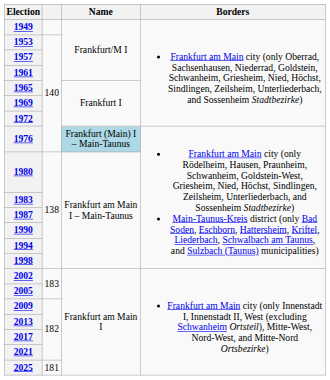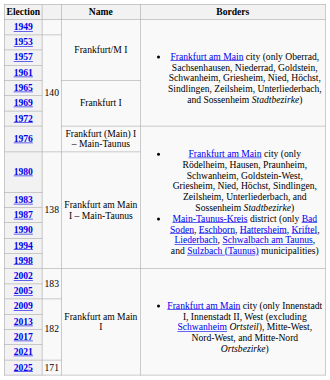(101, 139) lightblue background -> (101, 139) no background
(52, 367) 181 -> (52, 367) 171
